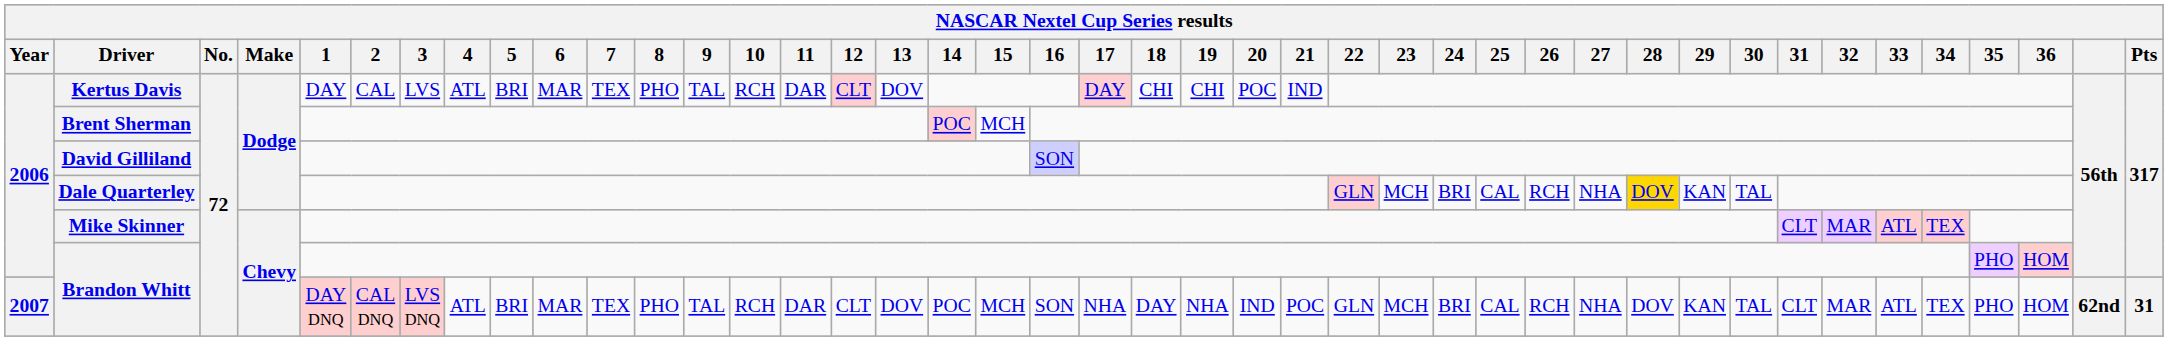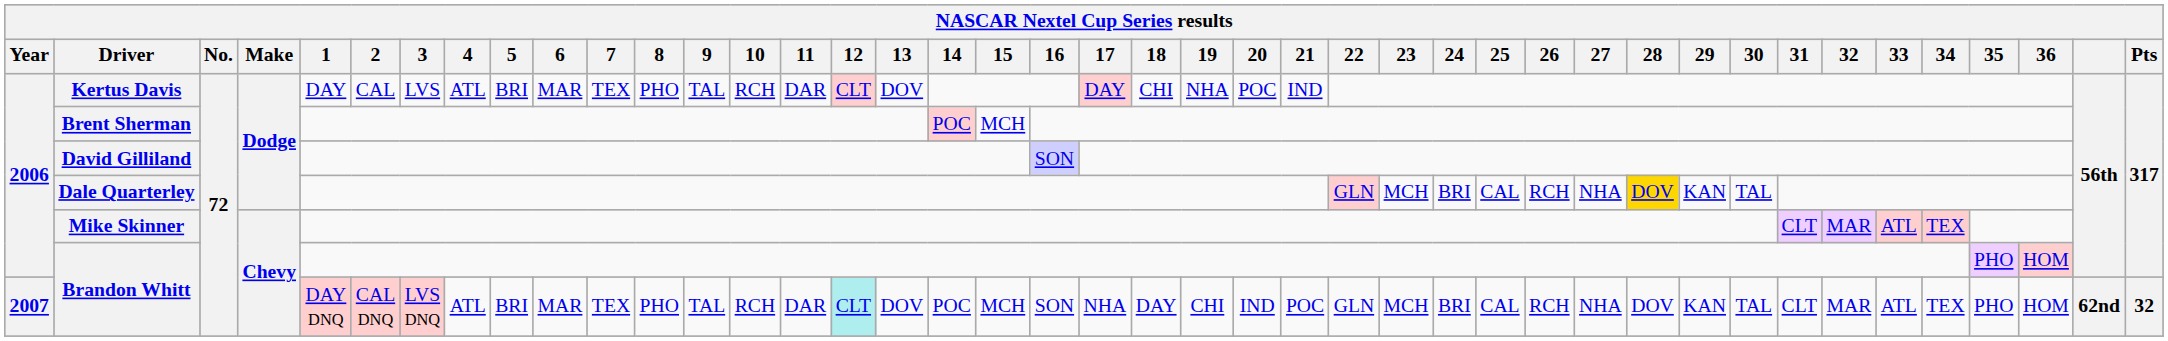(1207, 89) CHI -> (1207, 89) NHA
(853, 306) no background -> (853, 306) paleturquoise background
(1207, 306) NHA -> (1207, 306) CHI
(2144, 306) 31 -> (2144, 306) 32
